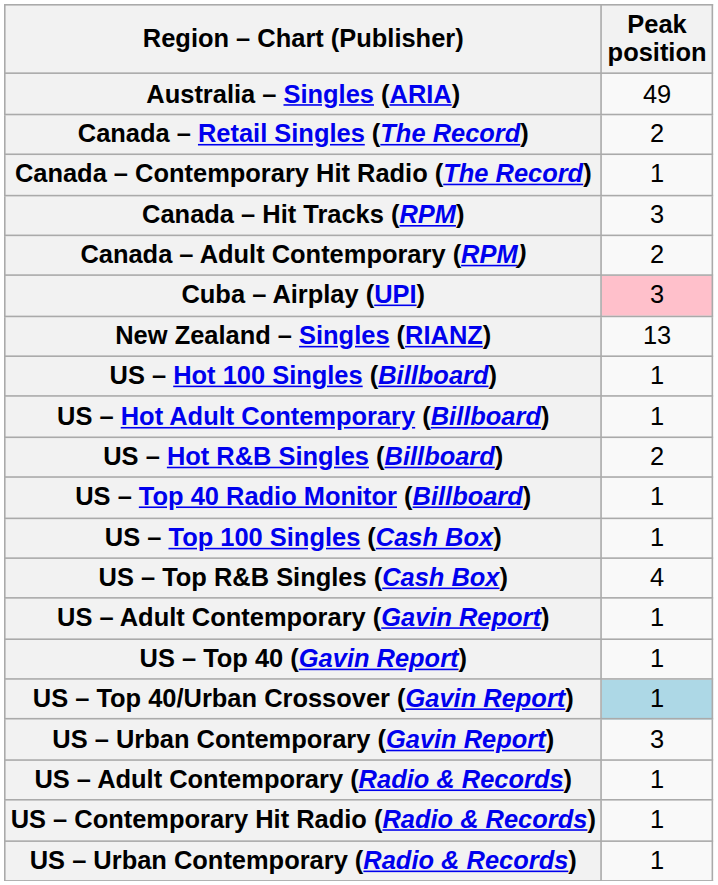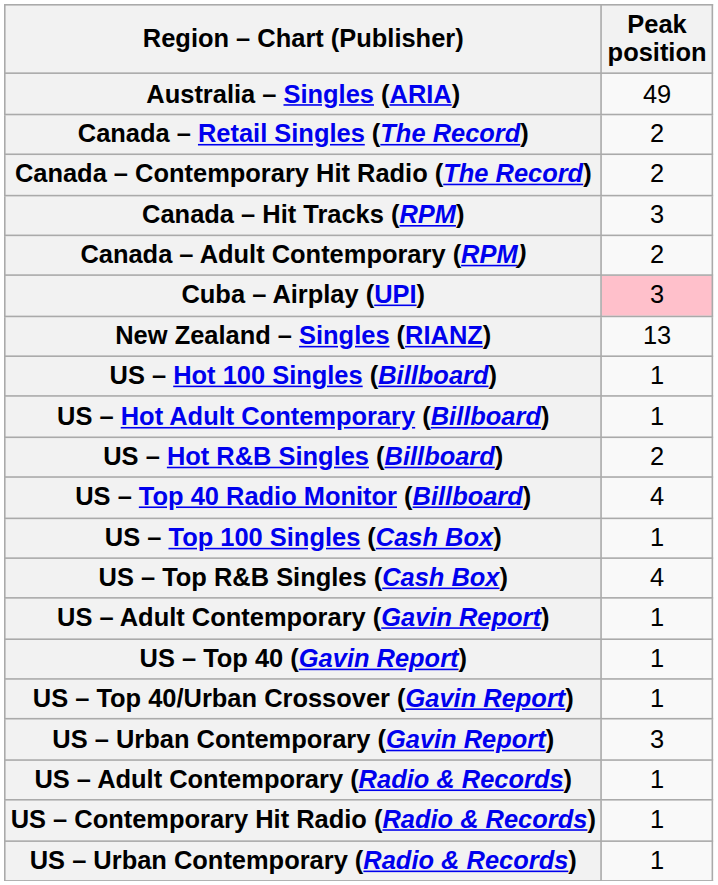(657, 174) 1 -> (657, 174) 2
(657, 497) 1 -> (657, 497) 4
(657, 698) lightblue background -> (657, 698) no background
